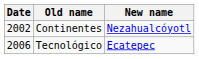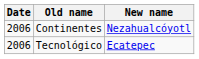(19, 29) 2002 -> (19, 29) 2006
